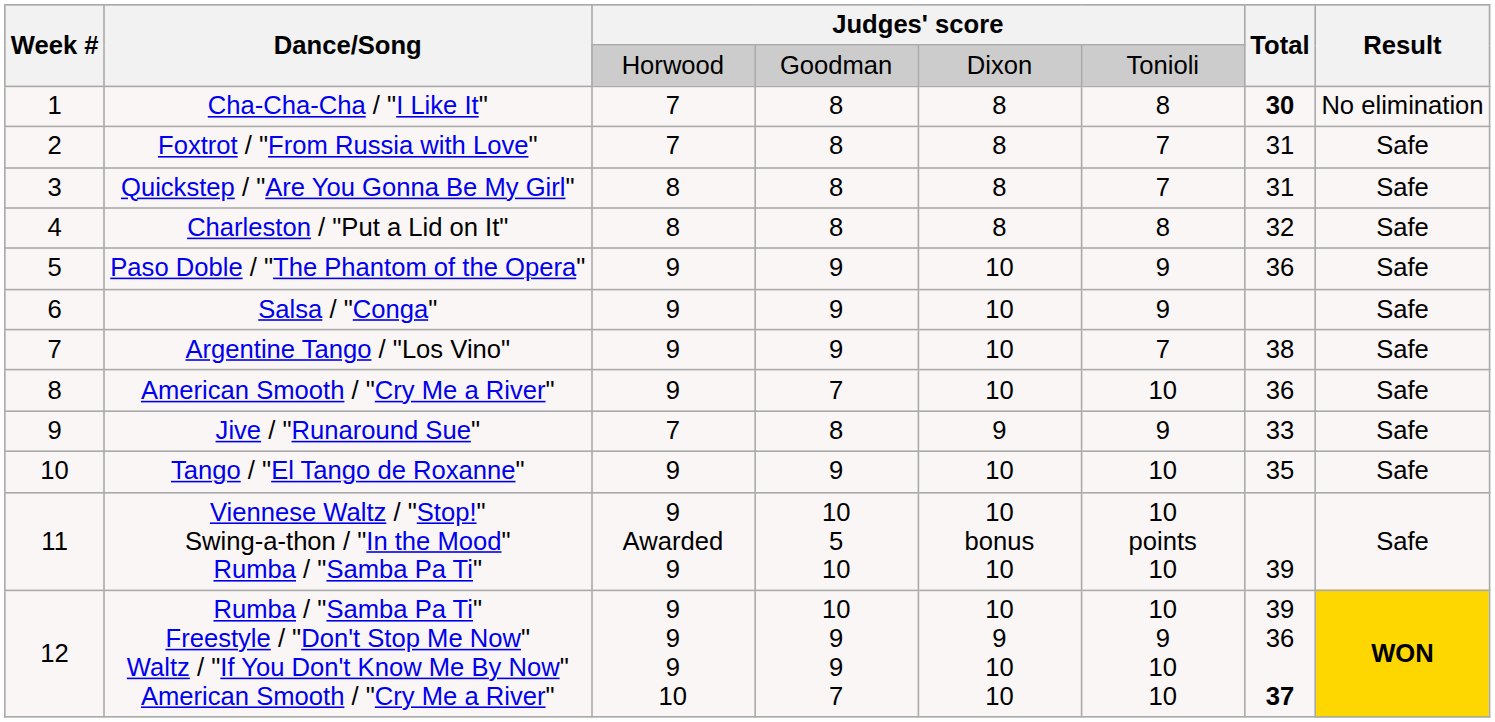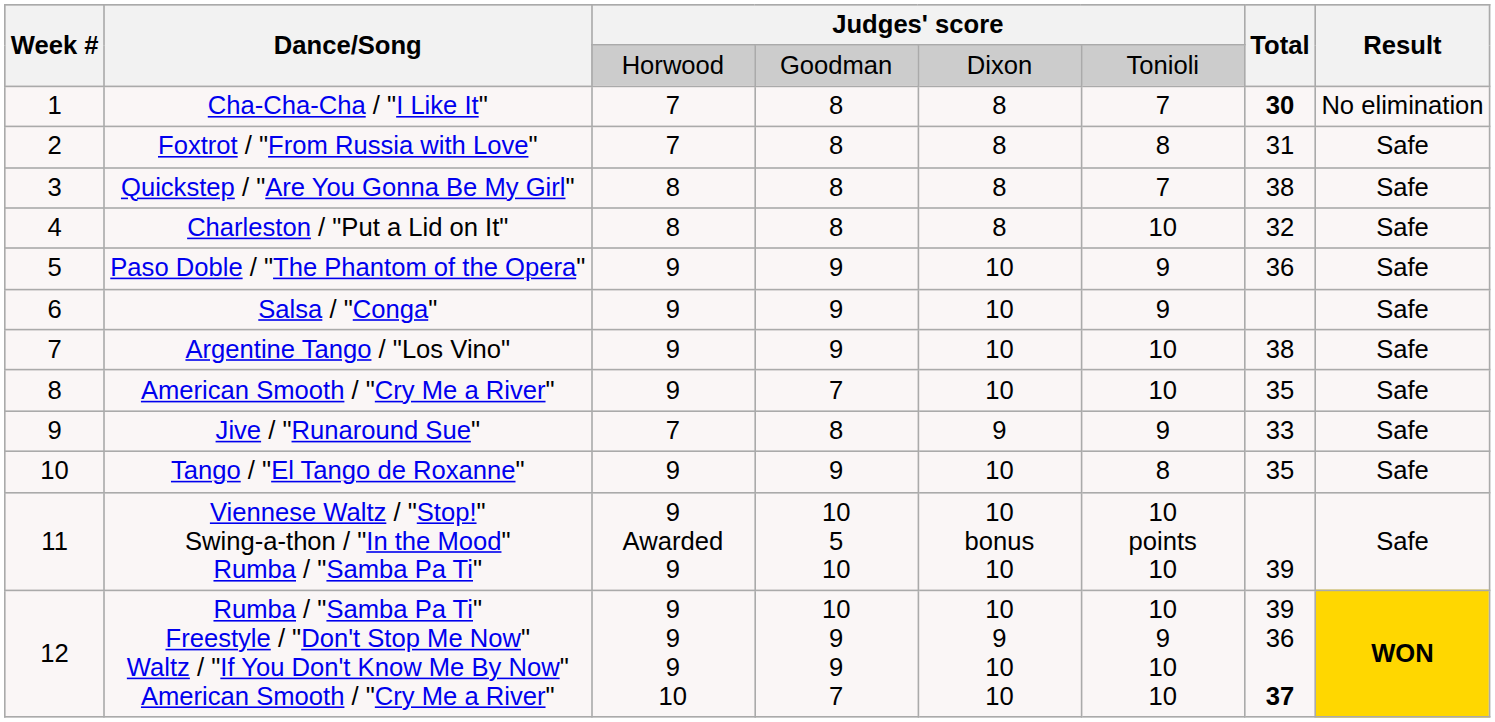(1163, 106) 8 -> (1163, 106) 7
(1163, 146) 7 -> (1163, 146) 8
(1280, 187) 31 -> (1280, 187) 38
(1163, 227) 8 -> (1163, 227) 10
(1163, 349) 7 -> (1163, 349) 10
(1280, 390) 36 -> (1280, 390) 35
(1163, 471) 10 -> (1163, 471) 8
